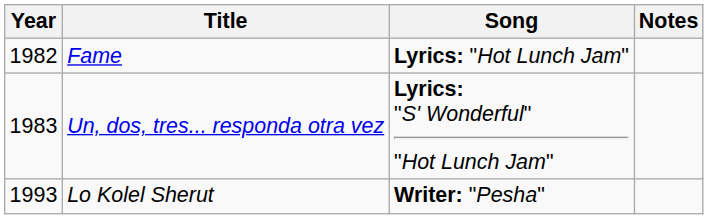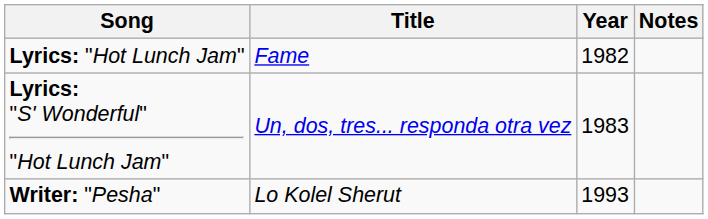columns swapped: (33, 21) <-> (512, 21)
